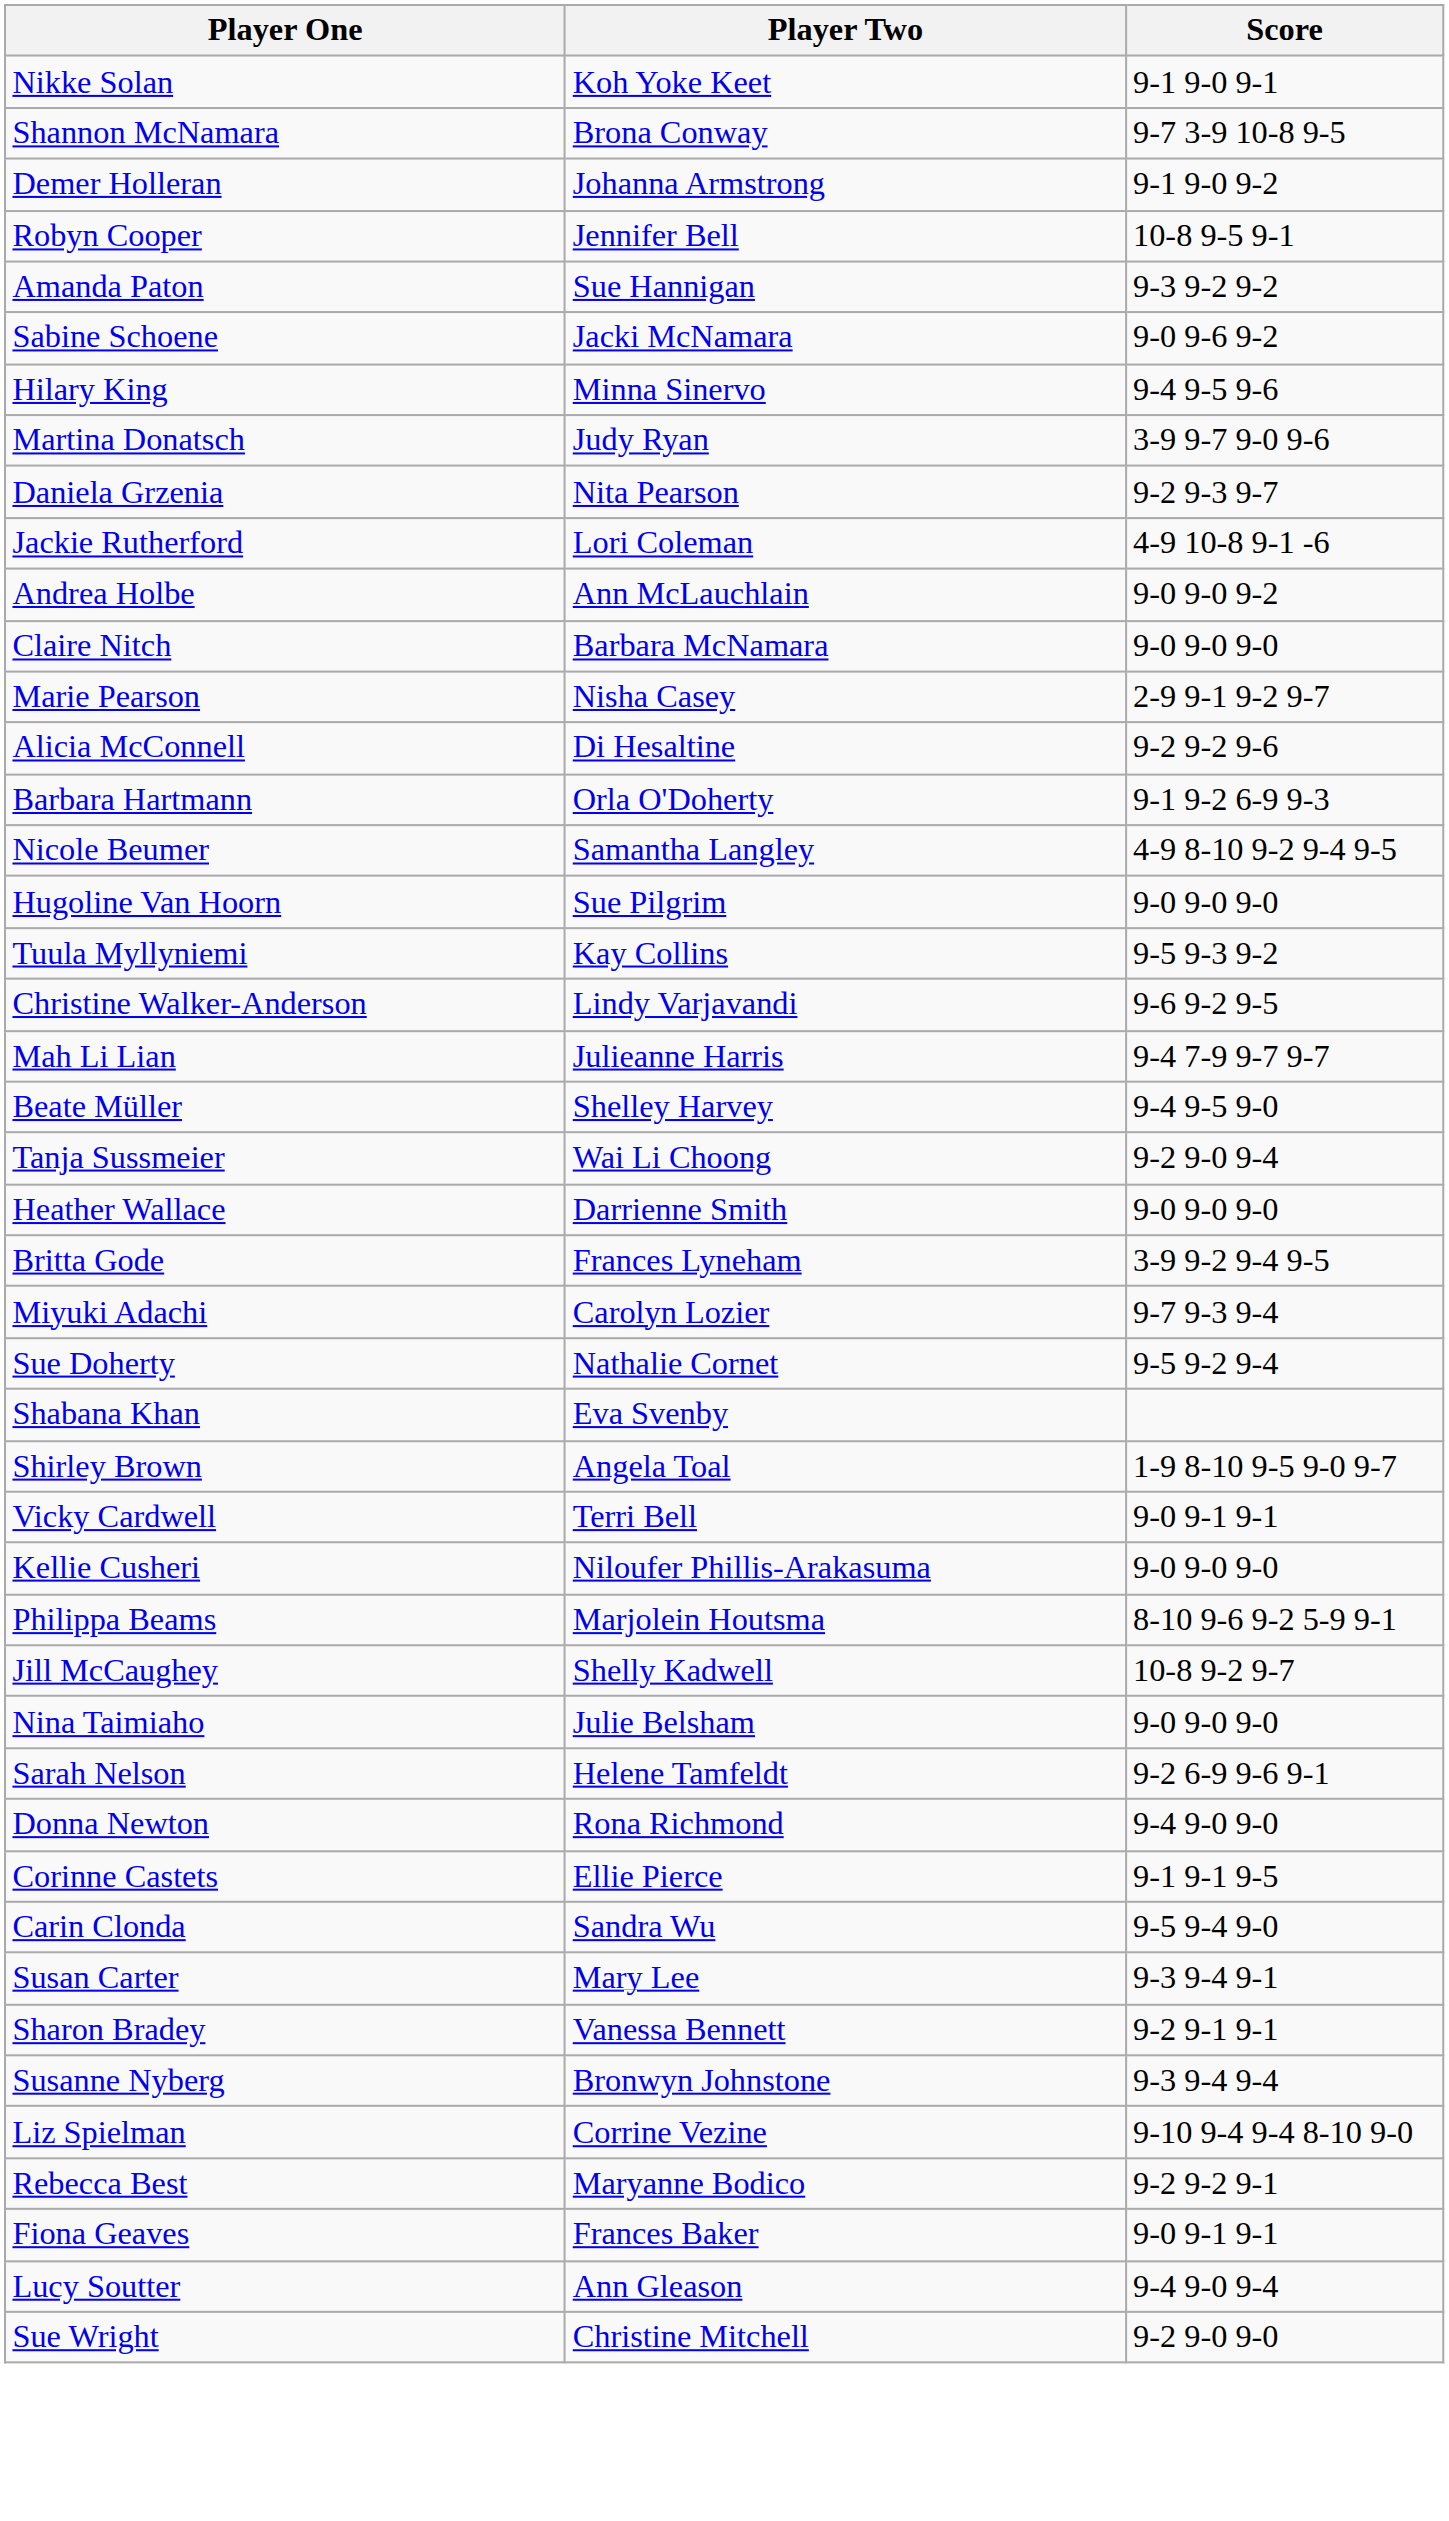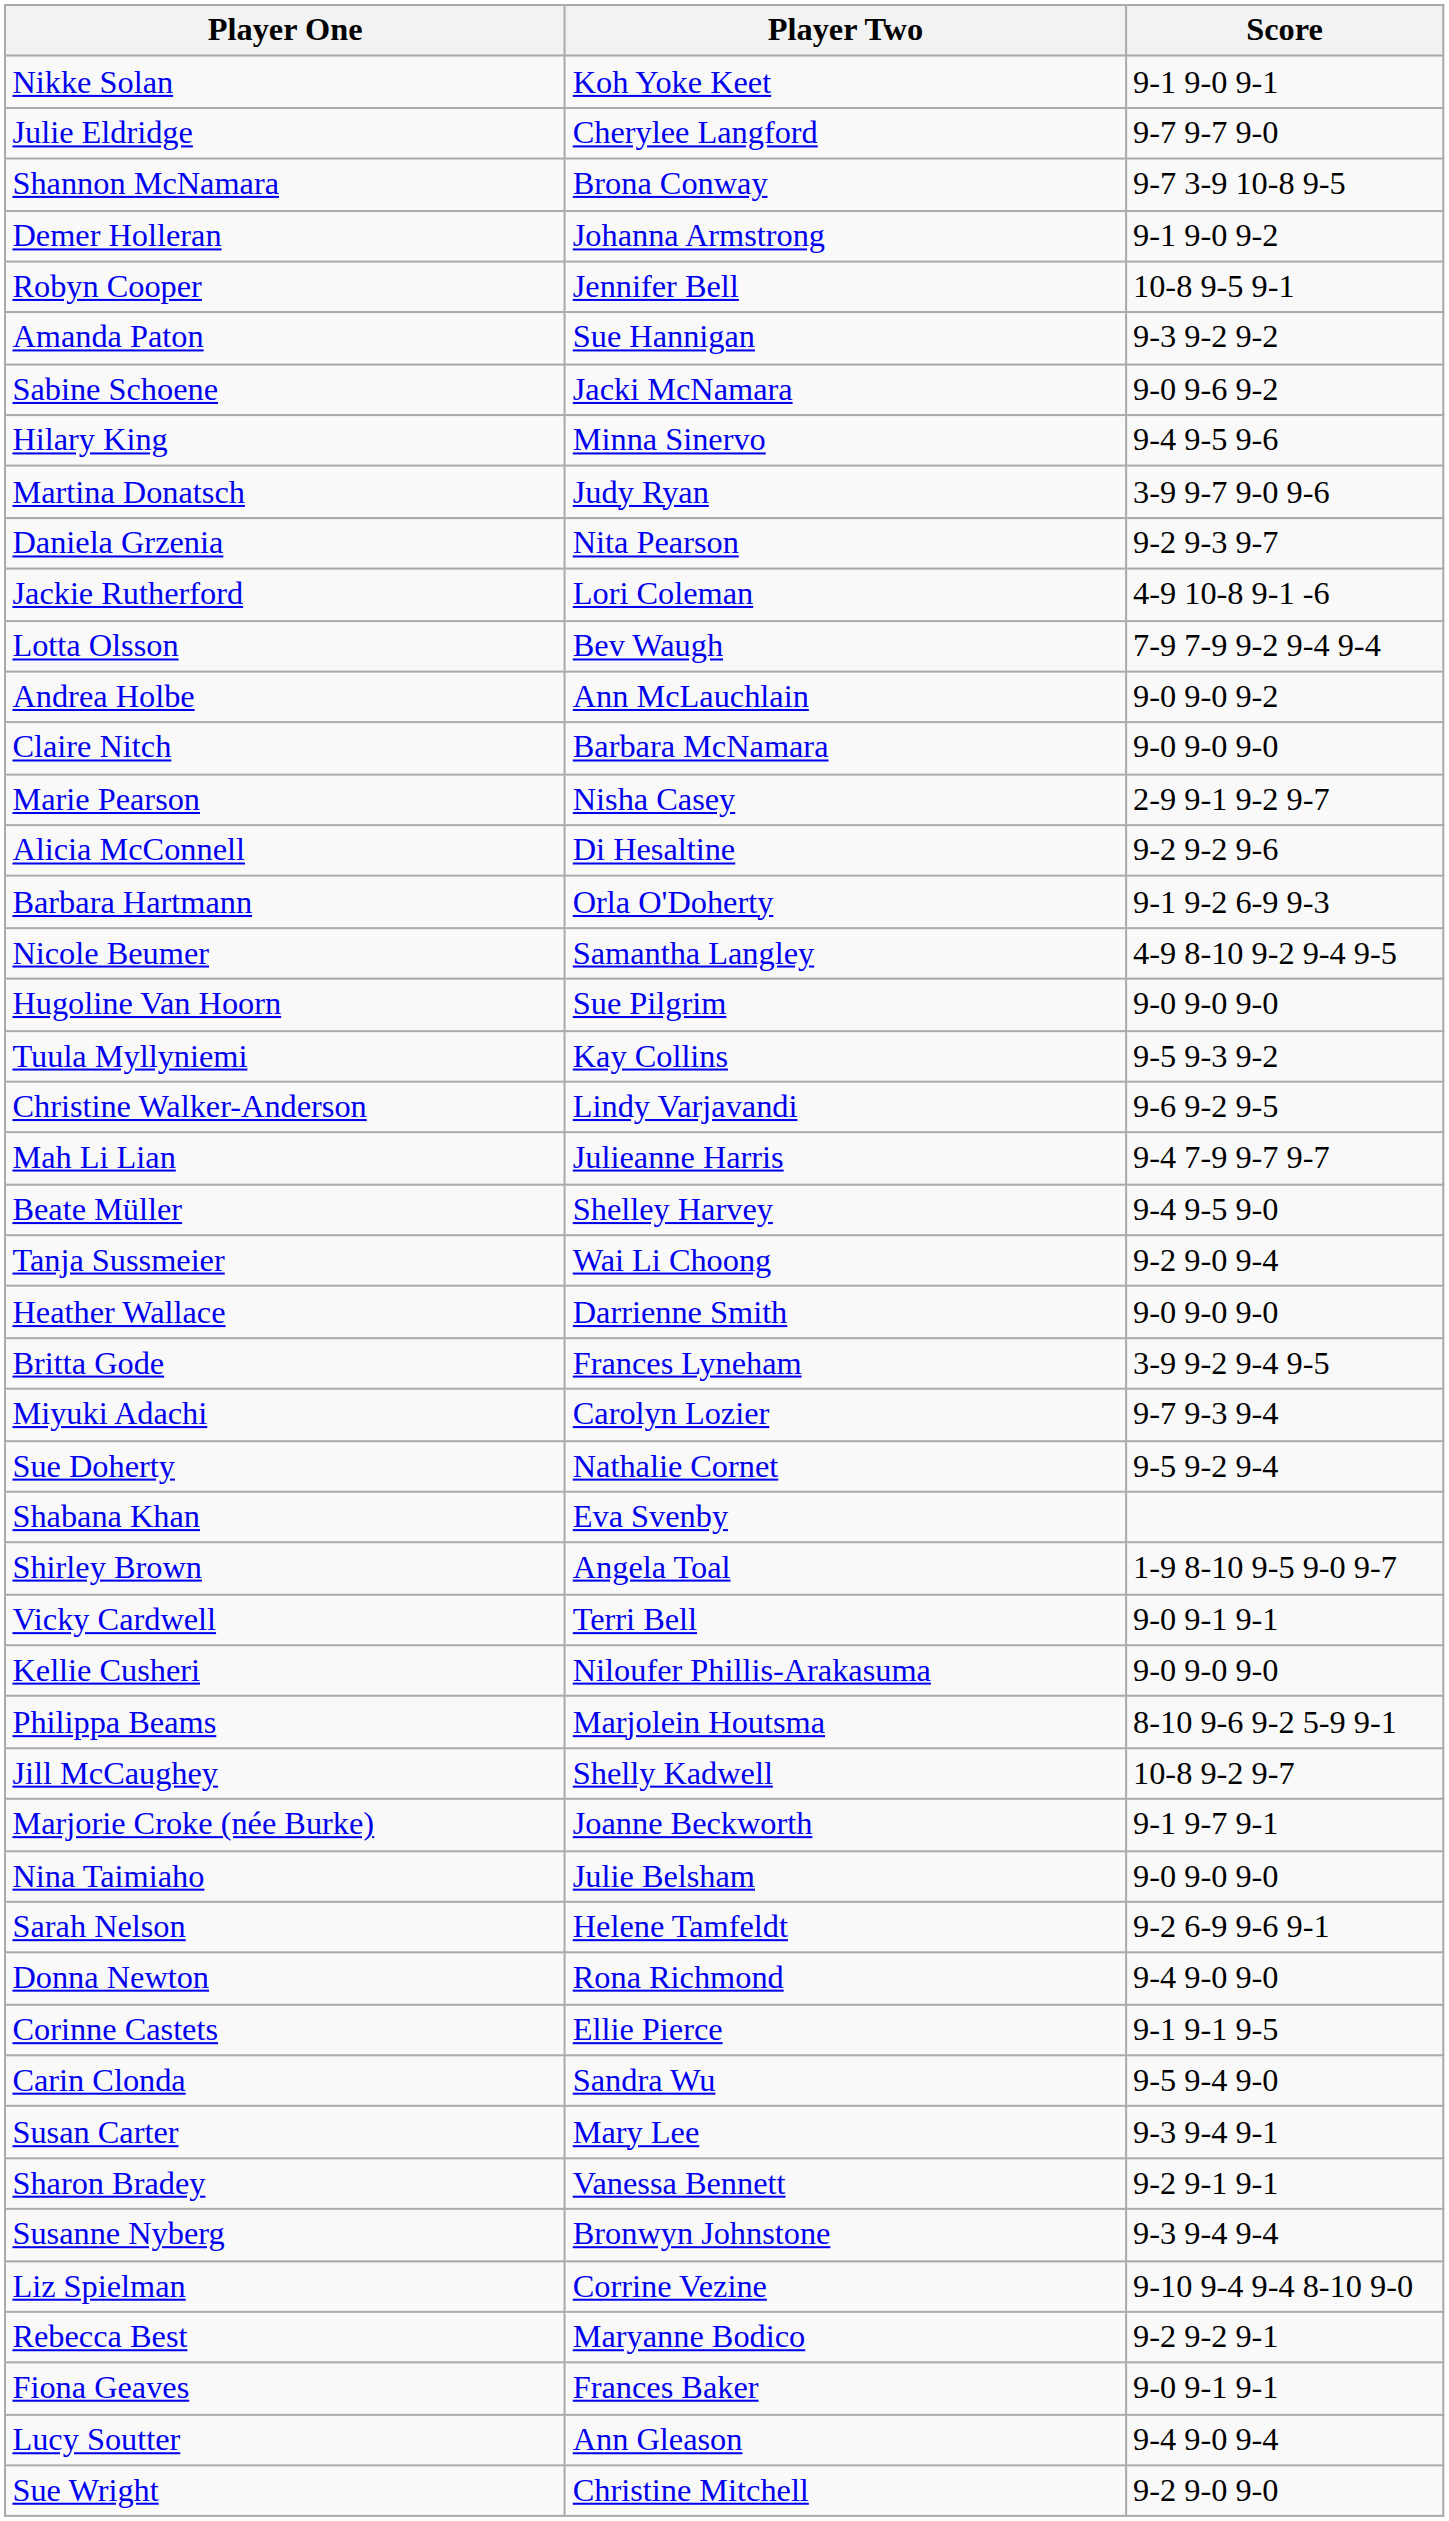+ row: (103, 132)
+ row: (95, 645)
+ row: (193, 1824)
